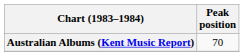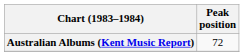(218, 42) 70 -> (218, 42) 72
